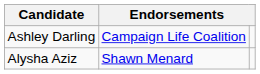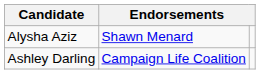rows swapped: (51, 36) <-> (42, 58)
